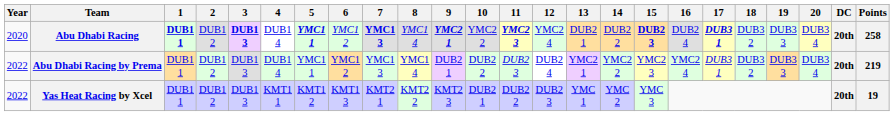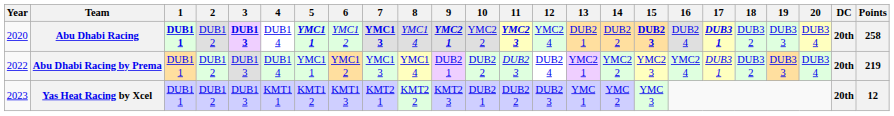(17, 95) 2022 -> (17, 95) 2023
(873, 95) 19 -> (873, 95) 12
